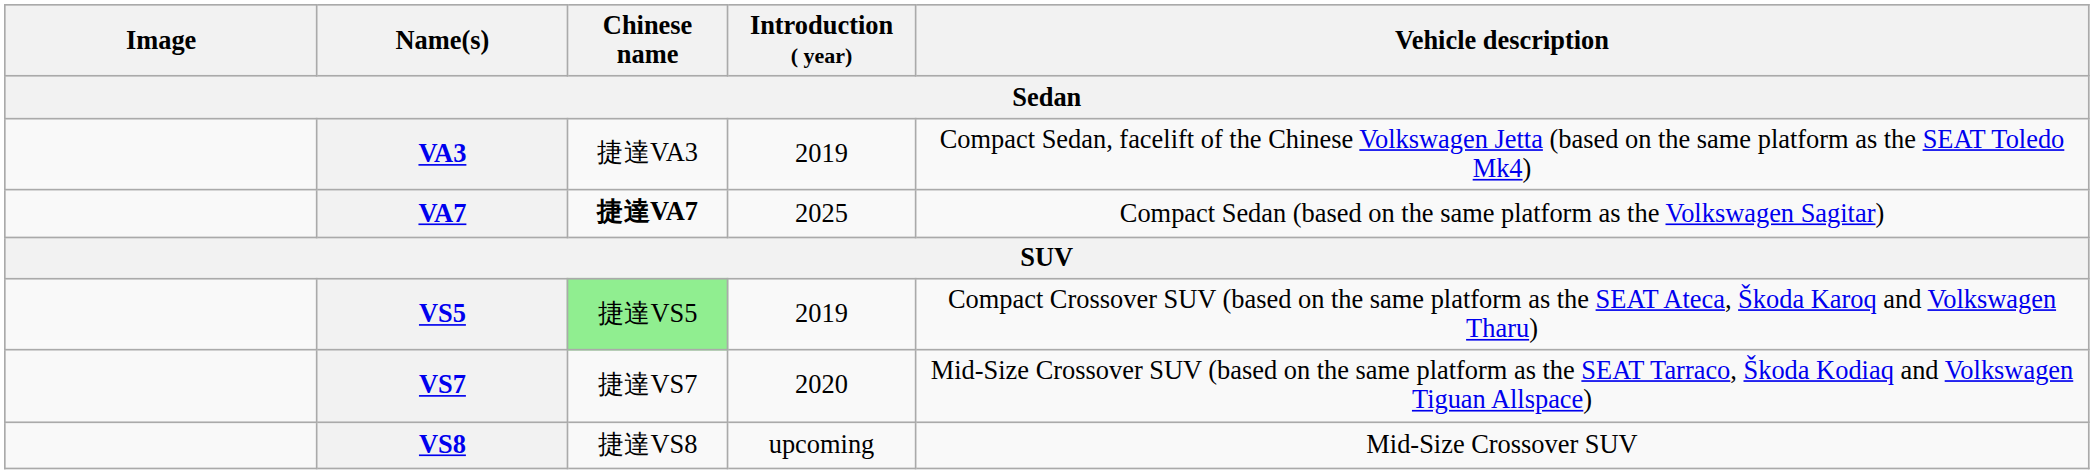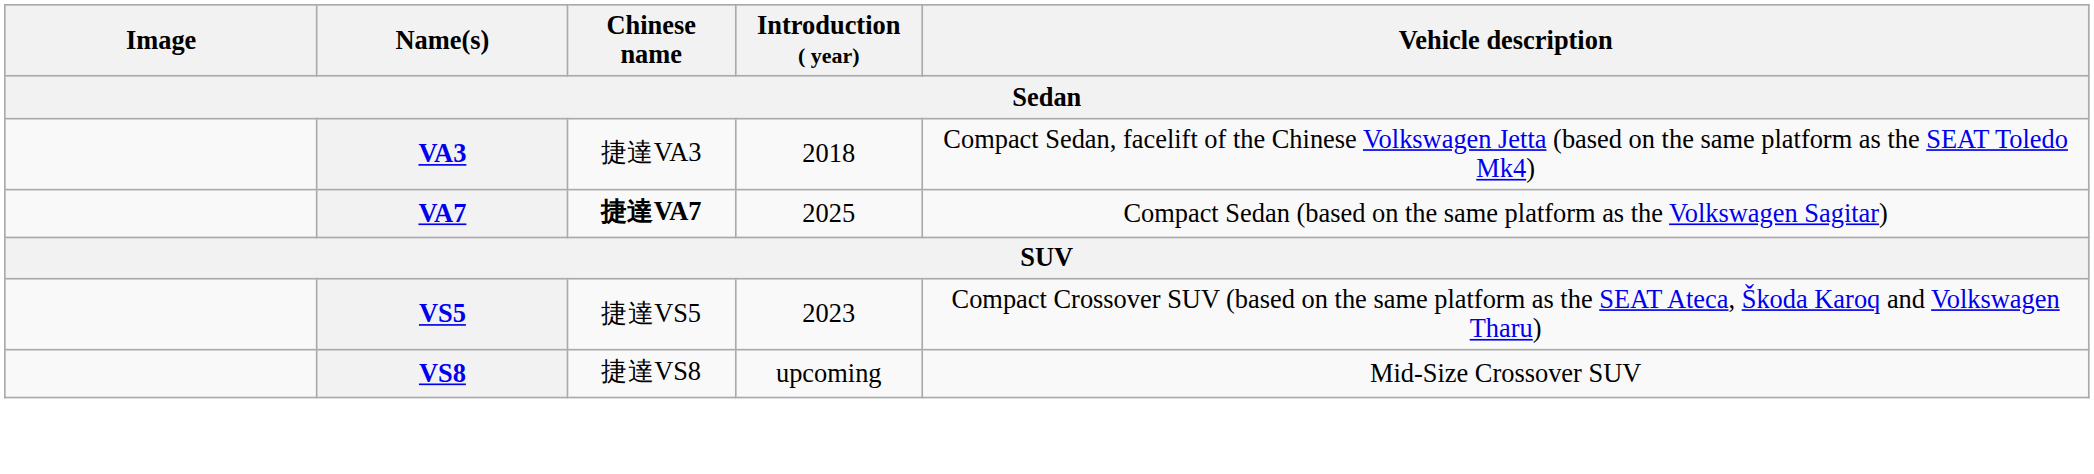(822, 153) 2019 -> (829, 153) 2018
(648, 313) lightgreen background -> (651, 313) no background
(822, 313) 2019 -> (829, 313) 2023
- row: (442, 385)
